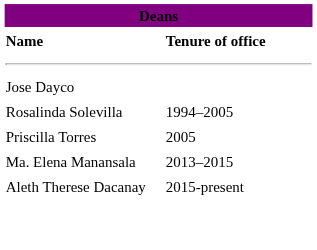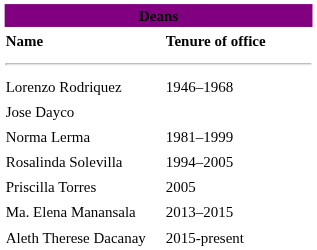+ row: (64, 87)
+ row: (48, 137)
